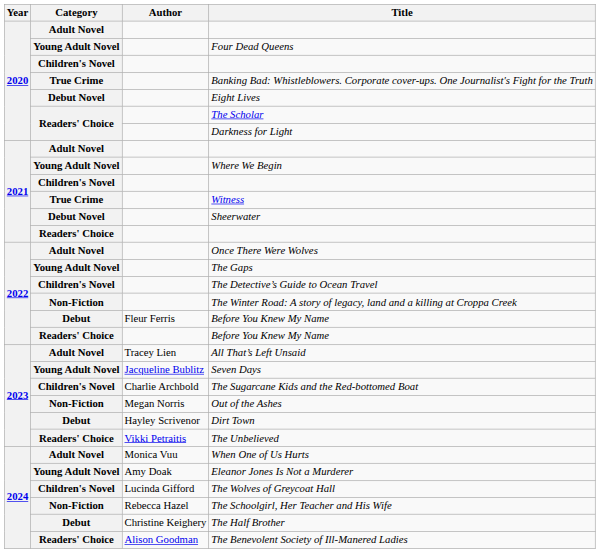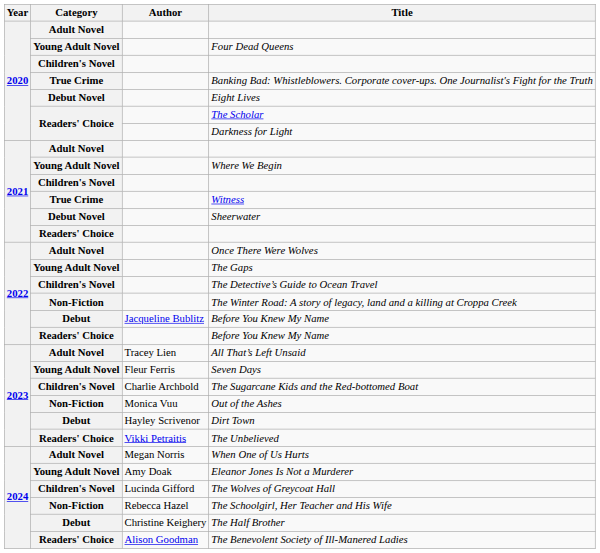(150, 319) Fleur Ferris -> (164, 319) Jacqueline Bublitz
(164, 370) Jacqueline Bublitz -> (150, 370) Fleur Ferris
(154, 404) Megan Norris -> (151, 404) Monica Vuu
(151, 455) Monica Vuu -> (154, 455) Megan Norris
